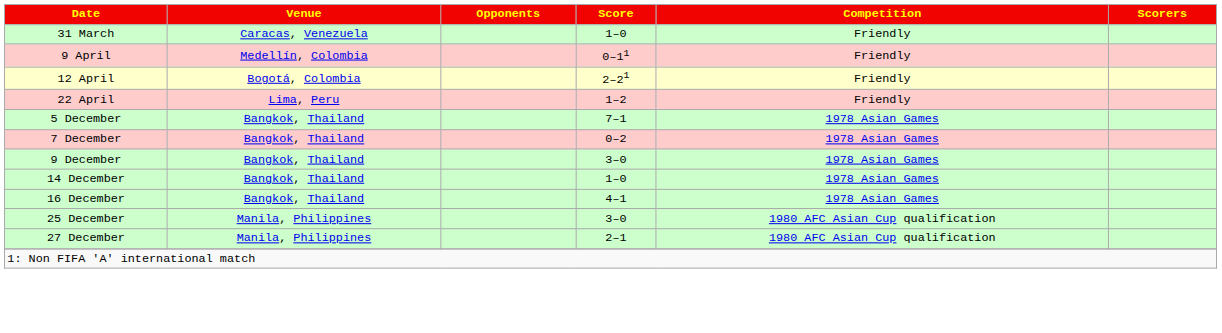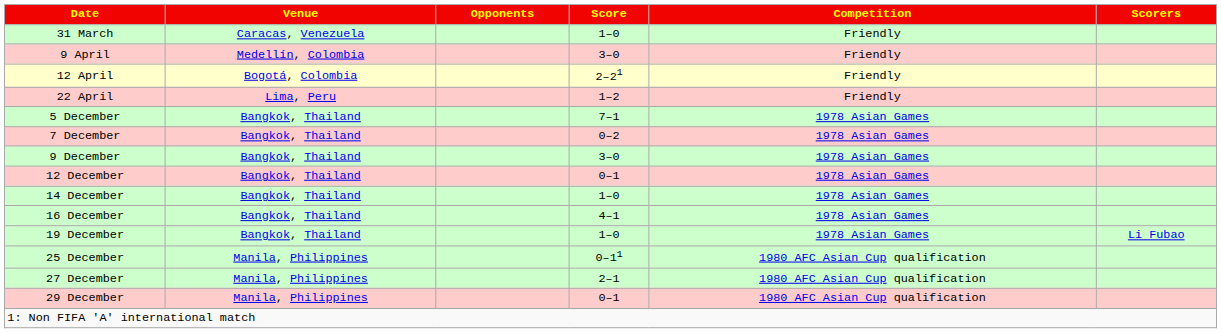(616, 55) 0–11 -> (609, 54) 3–0
+ row: (85, 176)
+ row: (85, 235)
(616, 218) 3–0 -> (609, 257) 0–11
+ row: (85, 298)
